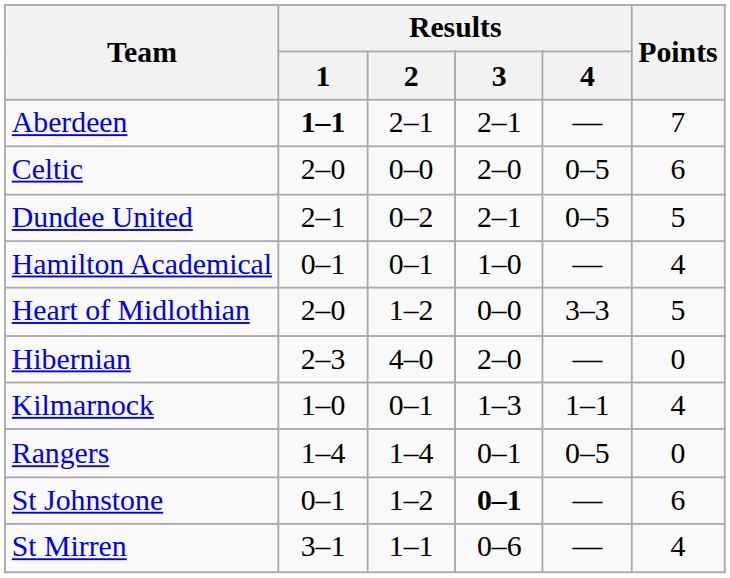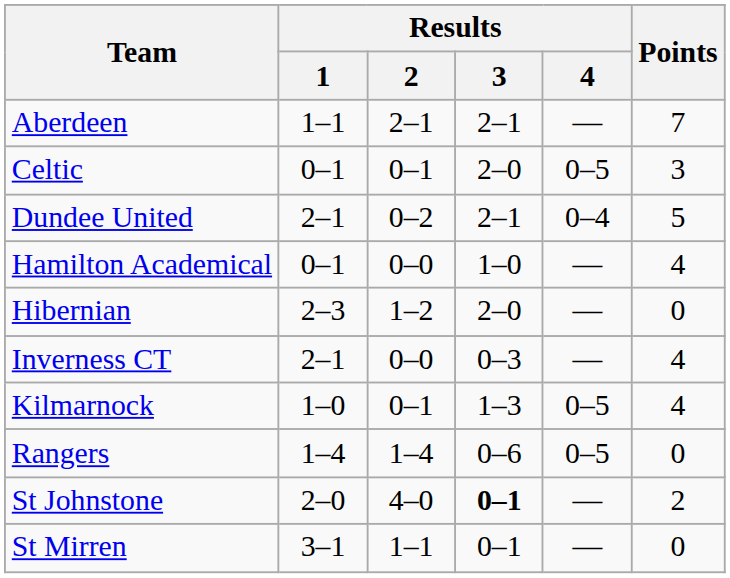(323, 122) bold -> (323, 122) normal
(323, 169) 2–0 -> (323, 169) 0–1
(411, 169) 0–0 -> (411, 169) 0–1
(678, 169) 6 -> (678, 169) 3
(587, 216) 0–5 -> (587, 216) 0–4
(411, 264) 0–1 -> (411, 264) 0–0
- row: (131, 311)
(411, 358) 4–0 -> (411, 311) 1–2
+ row: (92, 358)
(587, 405) 1–1 -> (587, 405) 0–5
(499, 452) 0–1 -> (499, 452) 0–6
(323, 500) 0–1 -> (323, 500) 2–0
(411, 500) 1–2 -> (411, 500) 4–0
(678, 500) 6 -> (678, 500) 2
(499, 547) 0–6 -> (499, 547) 0–1
(678, 547) 4 -> (678, 547) 0
